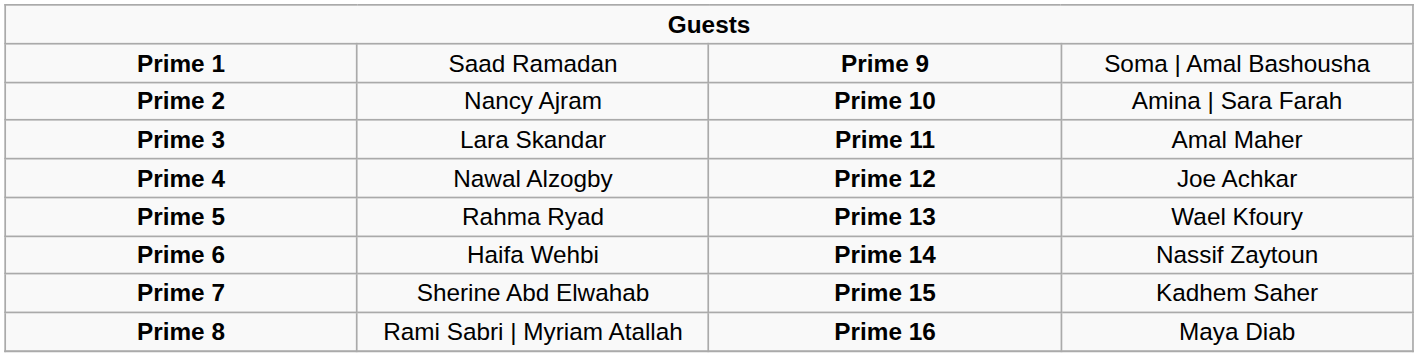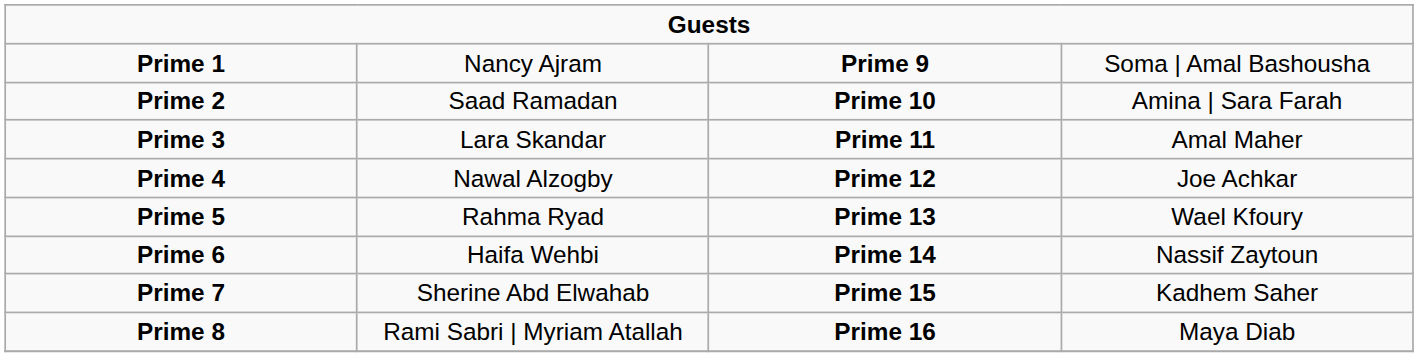(533, 63) Saad Ramadan -> (533, 63) Nancy Ajram
(533, 101) Nancy Ajram -> (533, 101) Saad Ramadan
